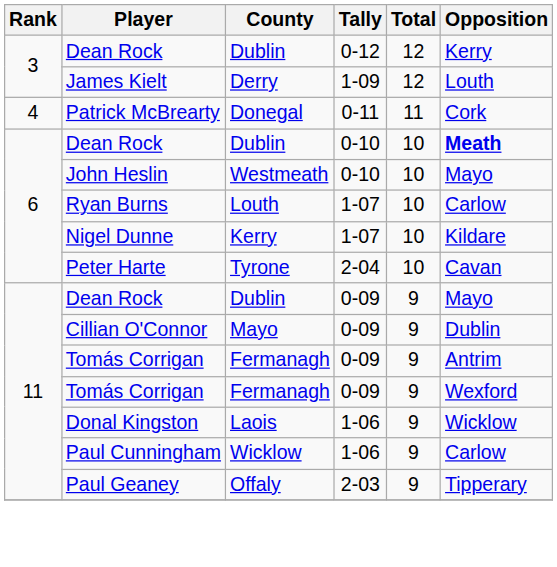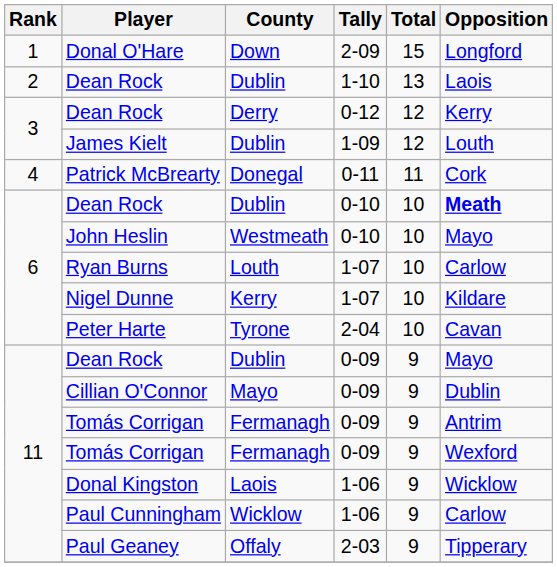+ row: (125, 50)
+ row: (114, 81)
(258, 50) Dublin -> (254, 112) Derry
(254, 81) Derry -> (258, 143) Dublin
